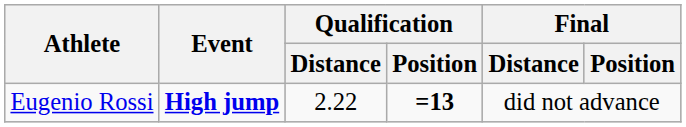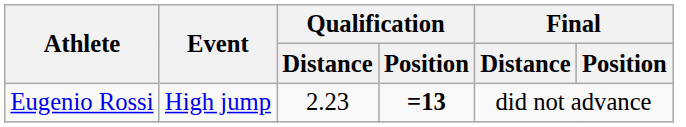(222, 102) bold -> (218, 102) normal
(336, 102) 2.22 -> (327, 102) 2.23
